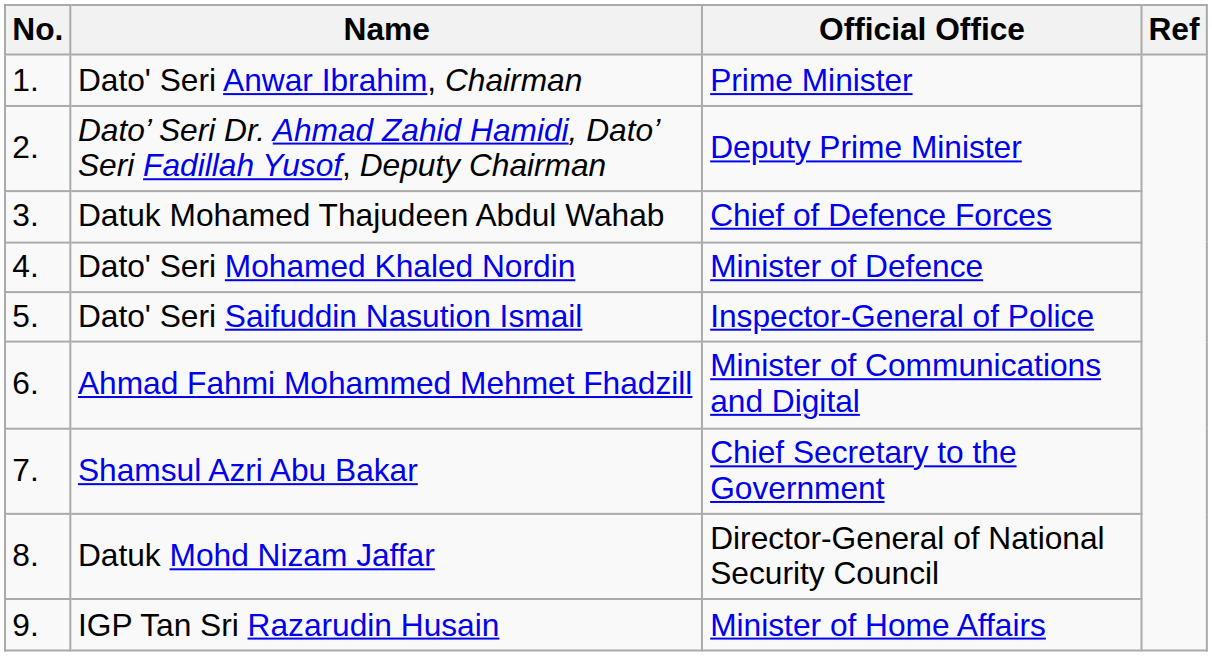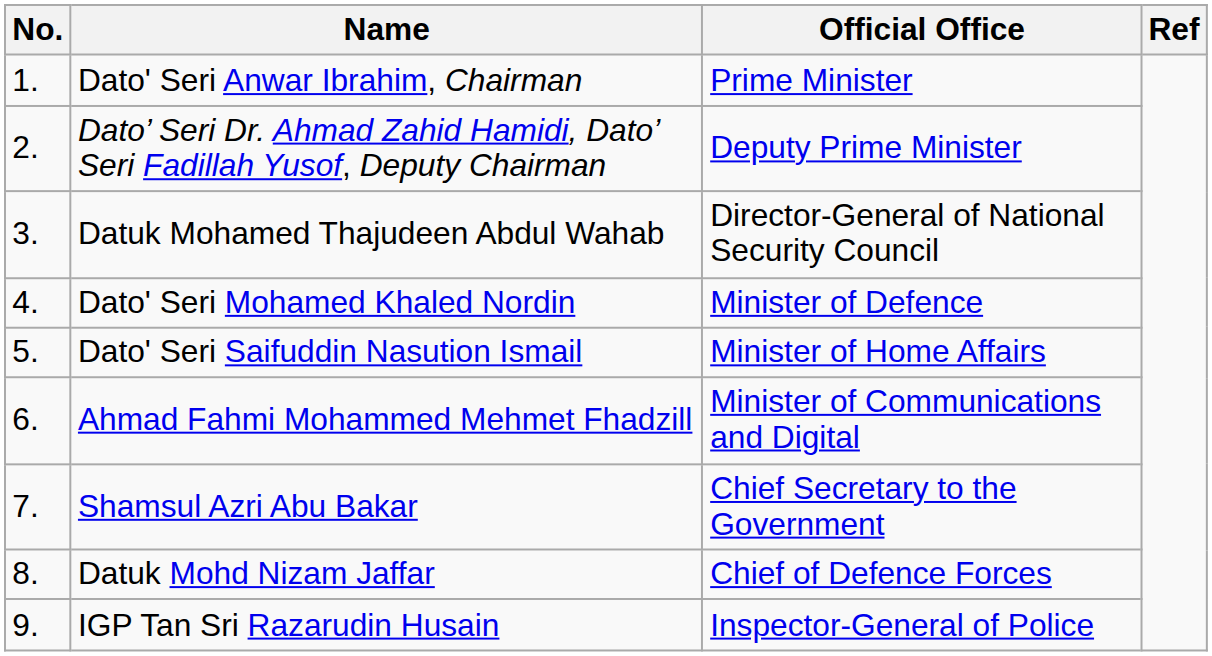(881, 215) Chief of Defence Forces -> (907, 233) Director-General of National Security Council
(902, 316) Inspector-General of Police -> (878, 352) Minister of Home Affairs
(907, 556) Director-General of National Security Council -> (881, 574) Chief of Defence Forces
(878, 624) Minister of Home Affairs -> (902, 624) Inspector-General of Police
